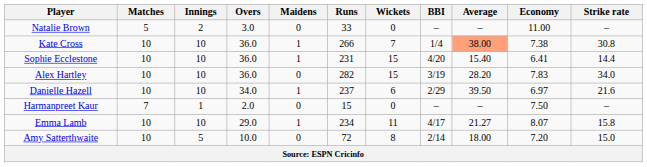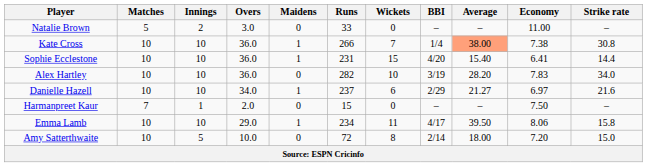(393, 75) 15 -> (393, 75) 10
(480, 91) 39.50 -> (480, 91) 21.27
(480, 122) 21.27 -> (480, 122) 39.50
(539, 122) 8.07 -> (539, 122) 8.06
